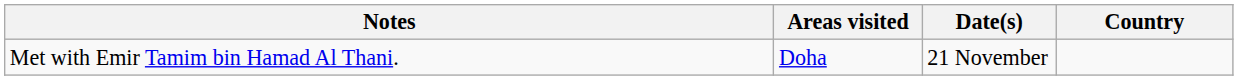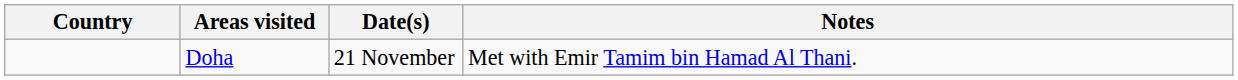columns swapped: (1144, 22) <-> (389, 22)
